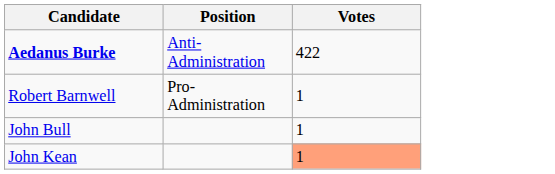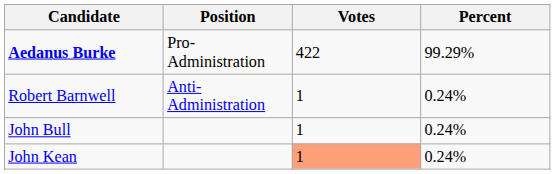+ column: (485, 17)
(216, 52) Anti-Administration -> (216, 52) Pro-Administration
(216, 95) Pro-Administration -> (216, 95) Anti-Administration
